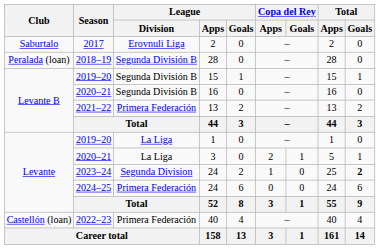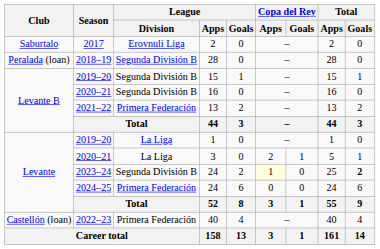(156, 172) Segunda Division -> (156, 172) Segunda División B
(271, 172) no background -> (271, 172) lightyellow background
